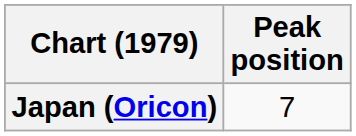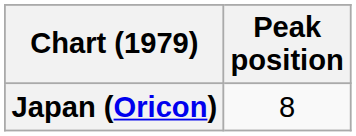(287, 106) 7 -> (287, 106) 8
